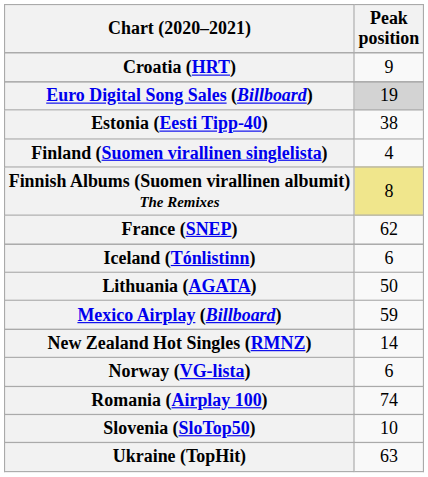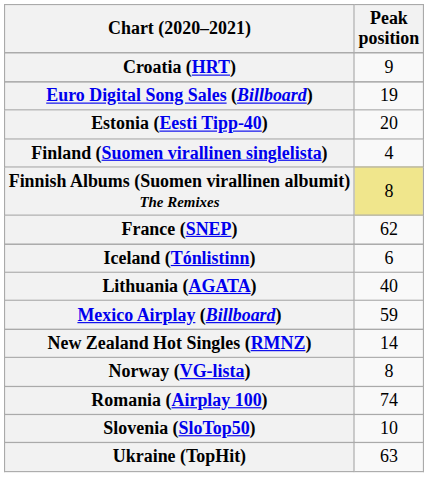(389, 95) lightgrey background -> (389, 95) no background
(389, 124) 38 -> (389, 124) 20
(389, 286) 50 -> (389, 286) 40
(389, 371) 6 -> (389, 371) 8
